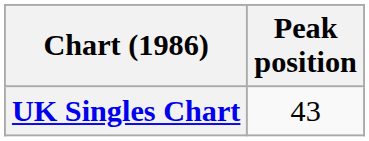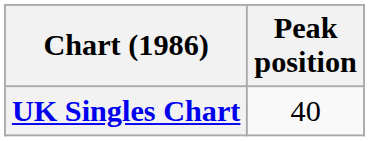(306, 110) 43 -> (306, 110) 40
